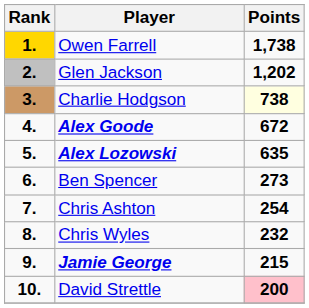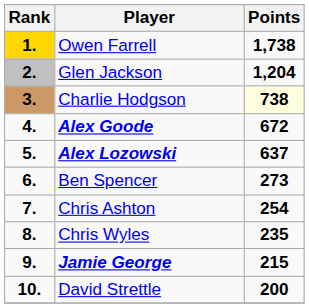(274, 72) 1,202 -> (274, 72) 1,204
(274, 153) 635 -> (274, 153) 637
(274, 235) 232 -> (274, 235) 235
(274, 289) pink background -> (274, 289) no background
